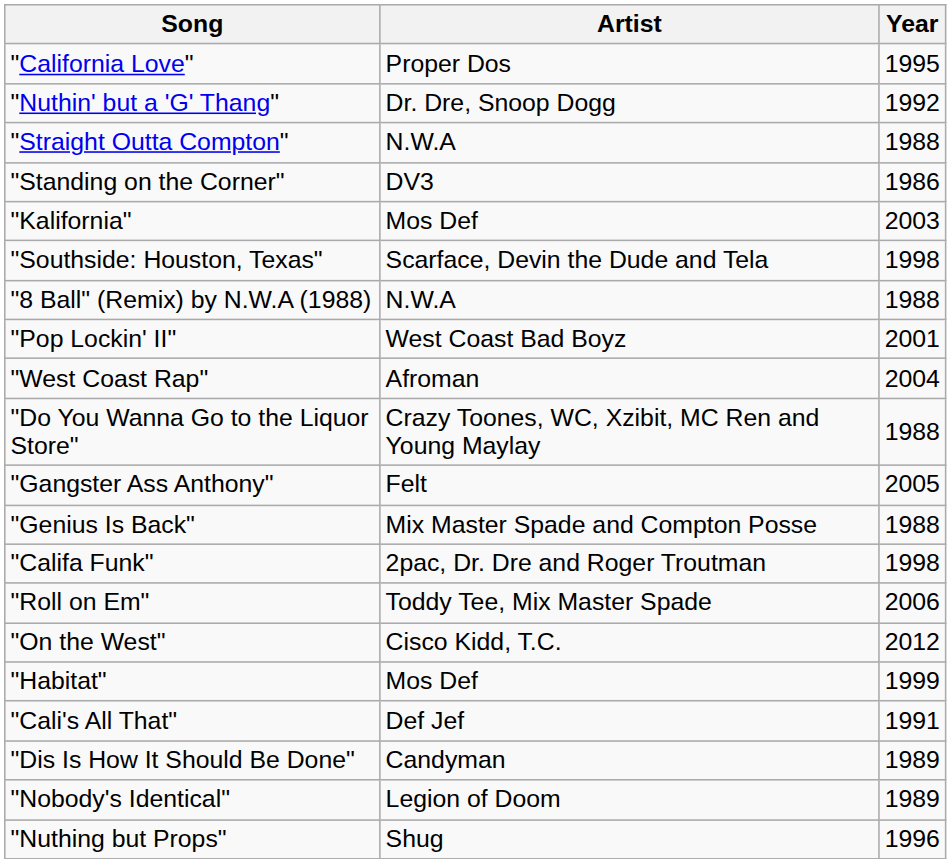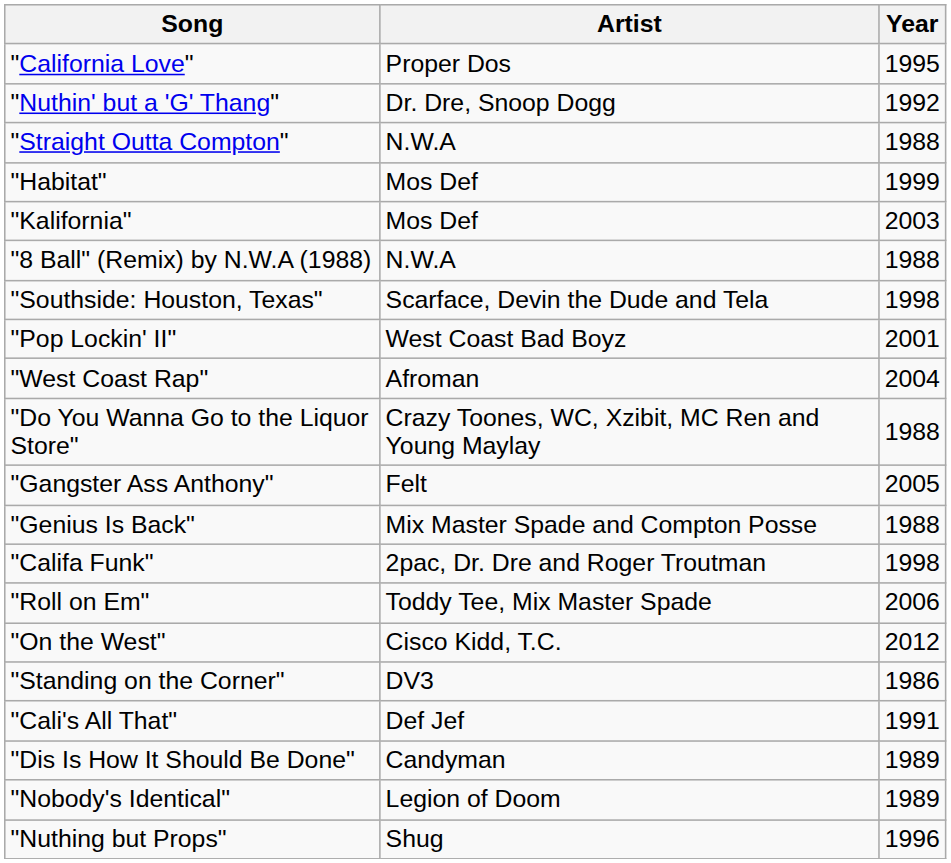rows swapped: (59, 681) <-> (148, 181)
rows swapped: (167, 260) <-> (191, 299)
